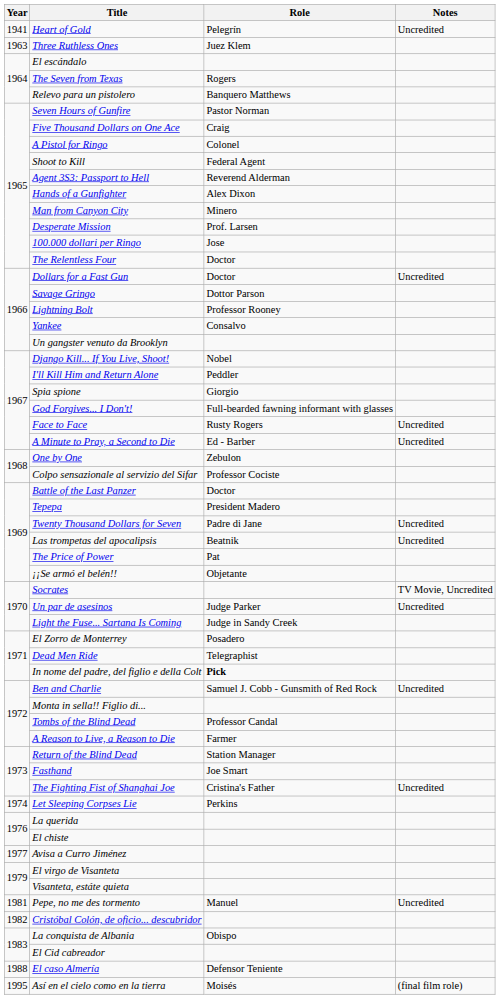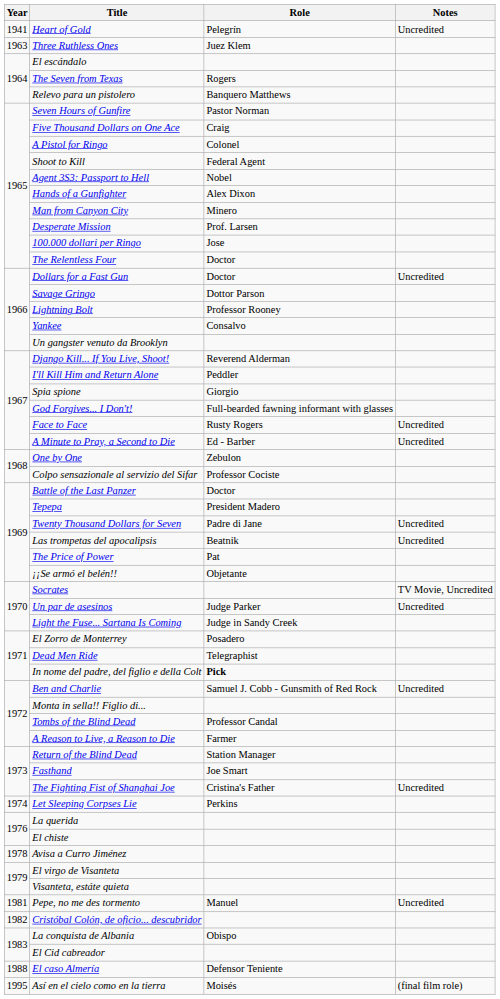(248, 177) Reverend Alderman -> (219, 177) Nobel
(219, 359) Nobel -> (248, 359) Reverend Alderman
(17, 853) 1977 -> (17, 853) 1978
